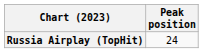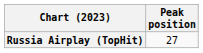(172, 40) 24 -> (172, 40) 27
